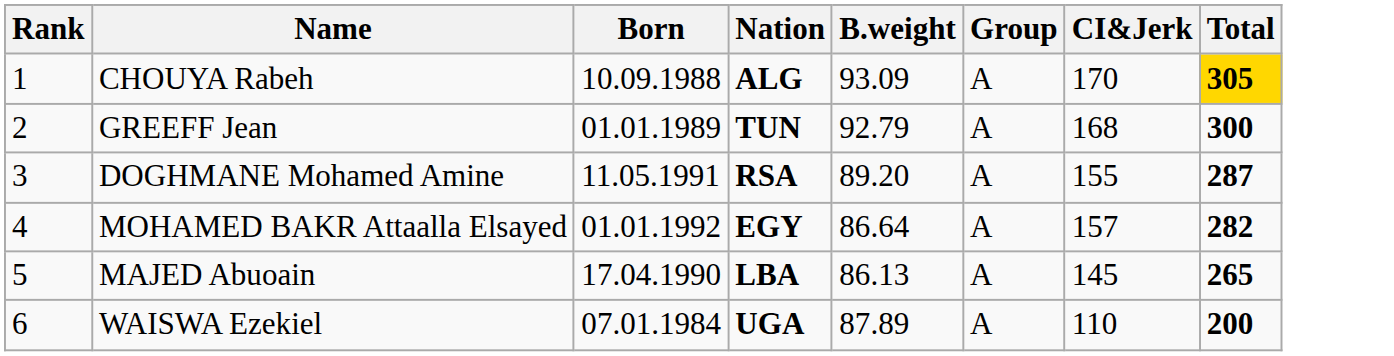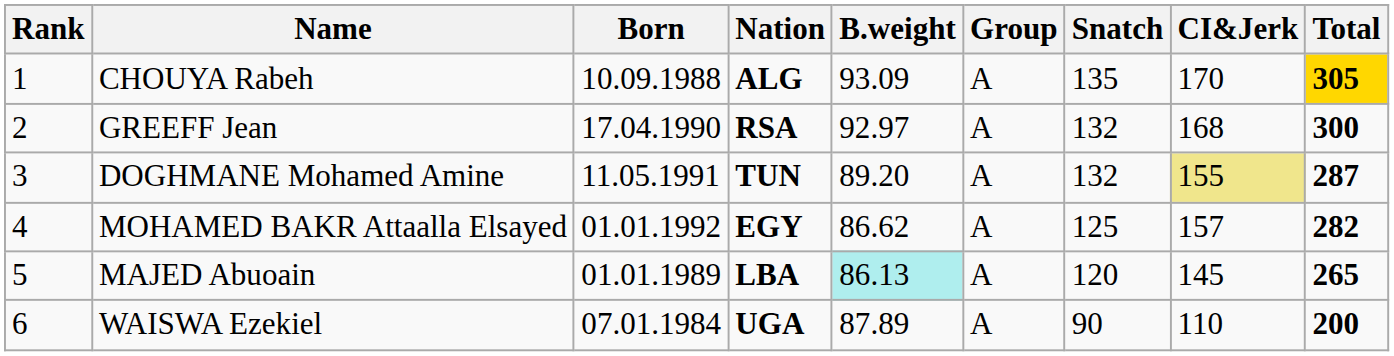+ column: (1117, 29)
(651, 127) 01.01.1989 -> (651, 127) 17.04.1990
(768, 127) TUN -> (766, 127) RSA
(874, 127) 92.79 -> (874, 127) 92.97
(766, 176) RSA -> (768, 176) TUN
(1095, 176) no background -> (1201, 176) khaki background
(874, 226) 86.64 -> (874, 226) 86.62
(651, 275) 17.04.1990 -> (651, 275) 01.01.1989
(874, 275) no background -> (874, 275) paleturquoise background
